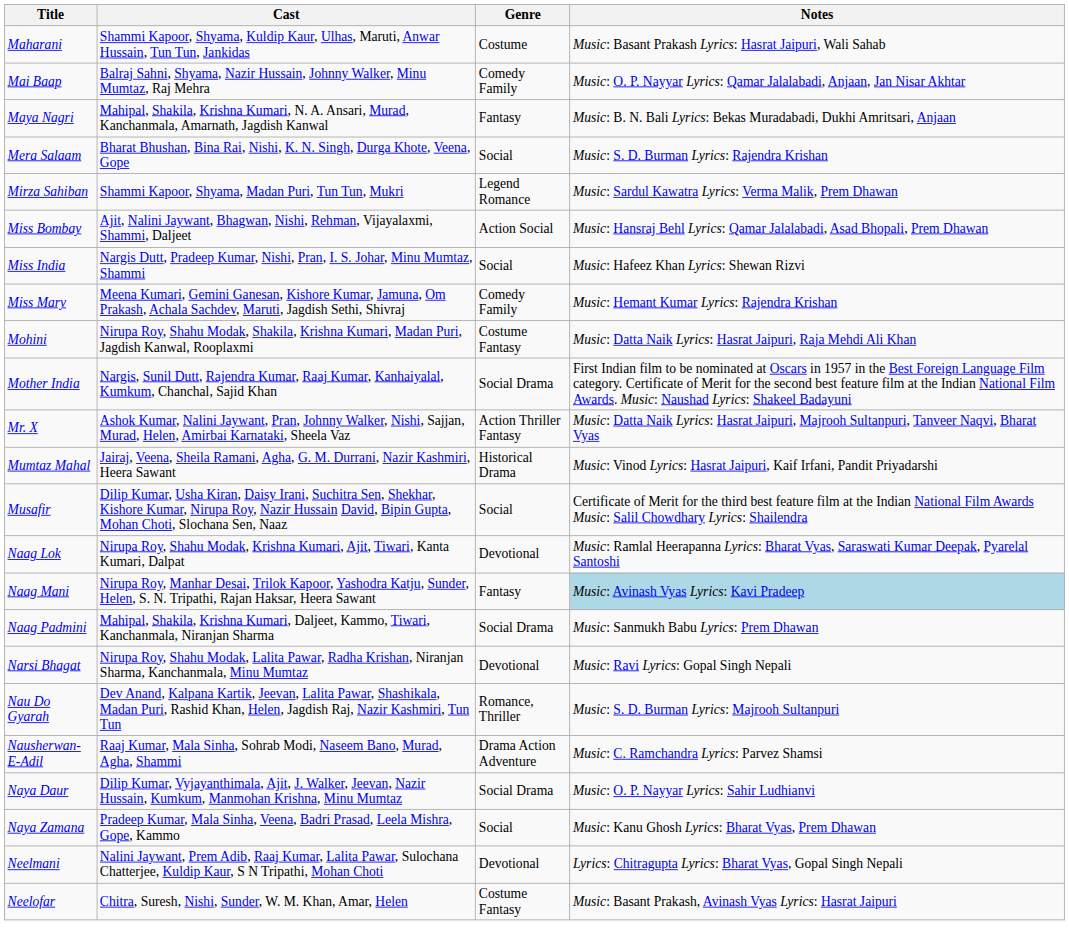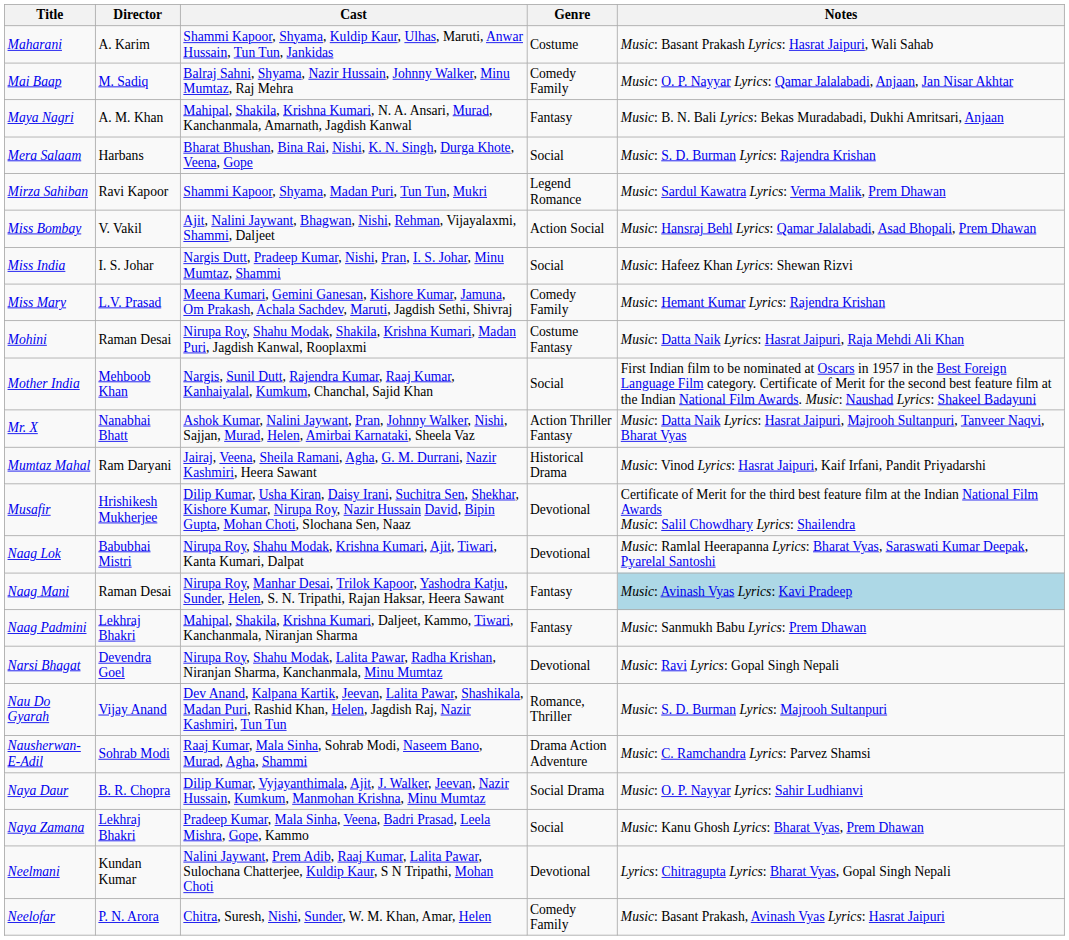+ column: (138, 15)
(516, 383) Social Drama -> (547, 383) Social
(496, 509) Social -> (560, 509) Devotional
(516, 628) Social Drama -> (551, 628) Fantasy
(503, 901) Costume Fantasy -> (553, 916) Comedy Family
